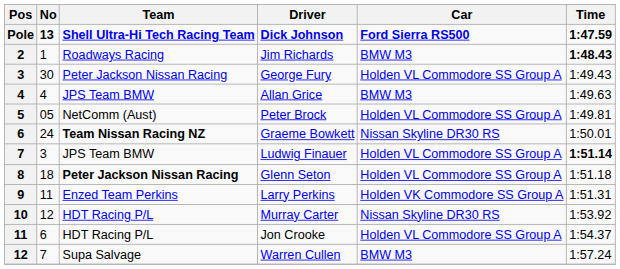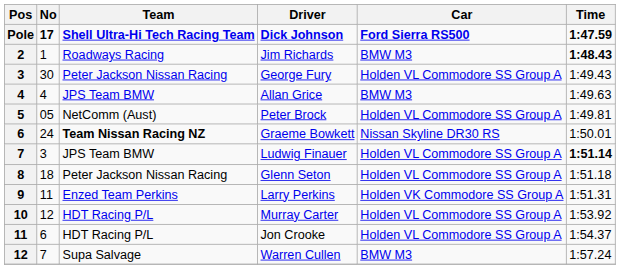(47, 35) 13 -> (47, 35) 17
(150, 174) bold -> (145, 174) normal
(430, 214) Nissan Skyline DR30 RS -> (461, 214) Holden VL Commodore SS Group A
